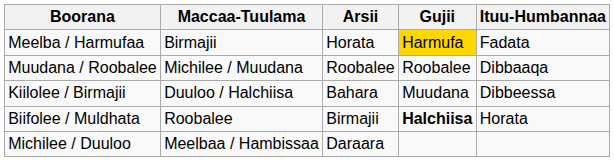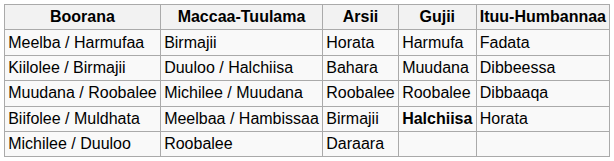(433, 42) gold background -> (433, 42) no background
rows swapped: (82, 67) <-> (67, 93)
(198, 118) Roobalee -> (242, 118) Meelbaa / Hambissaa
(242, 144) Meelbaa / Hambissaa -> (198, 144) Roobalee
